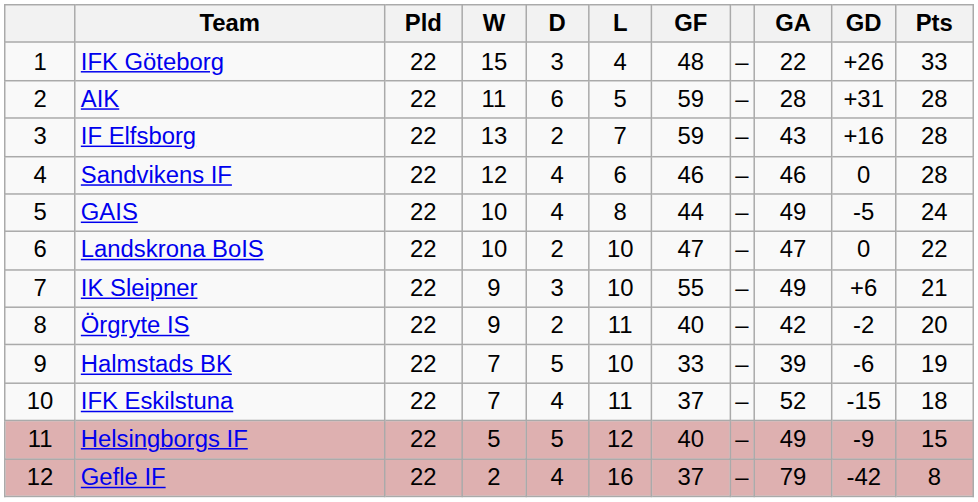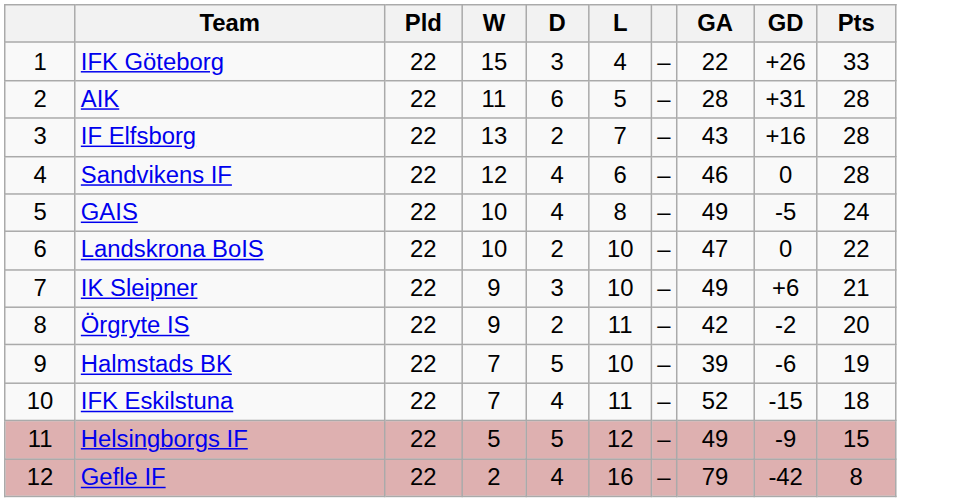- column: (691, 23)
